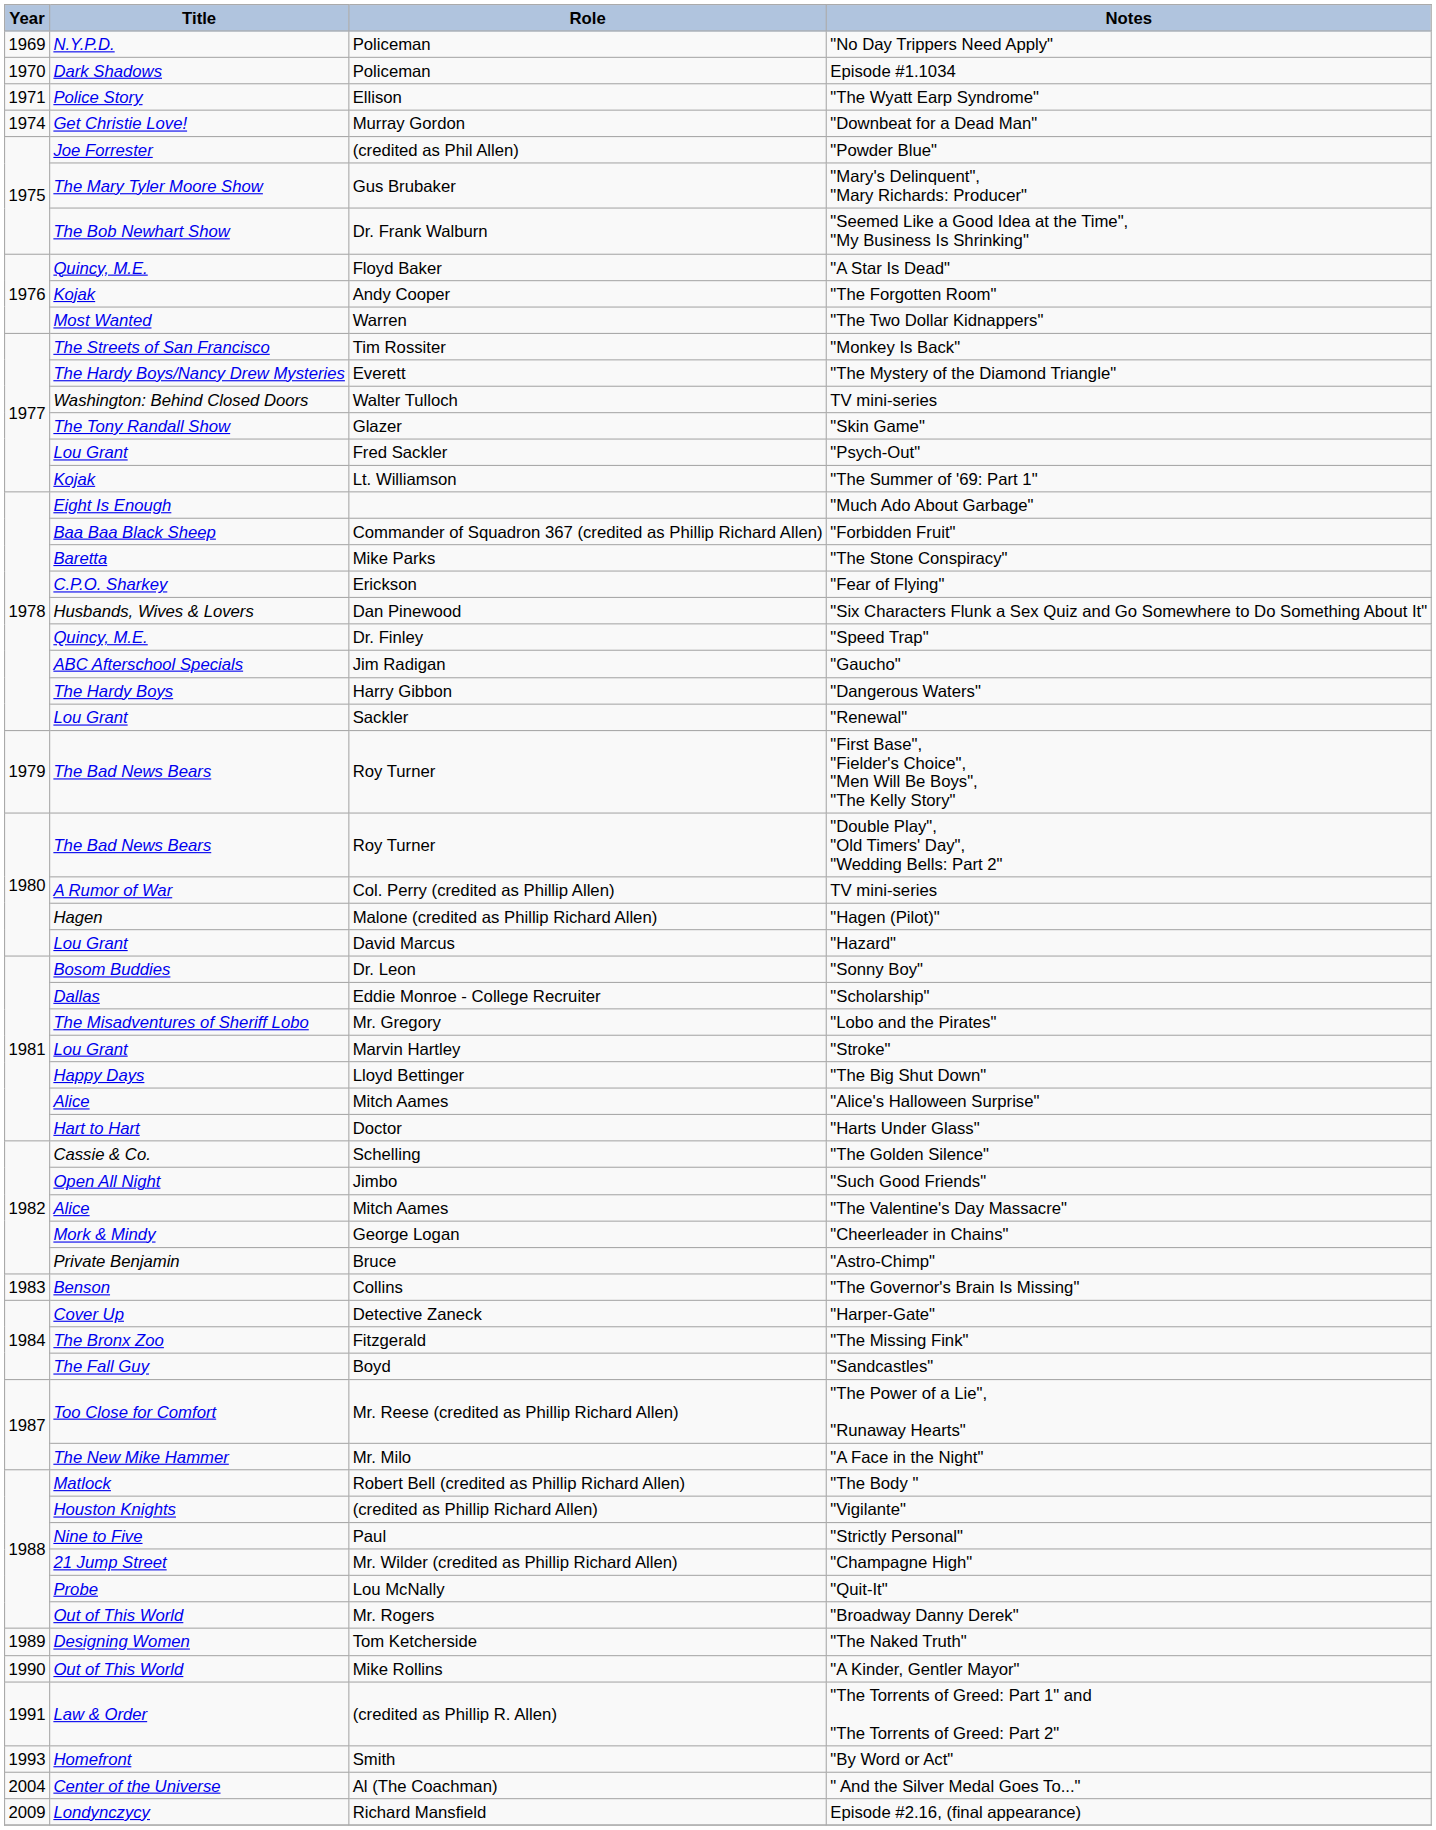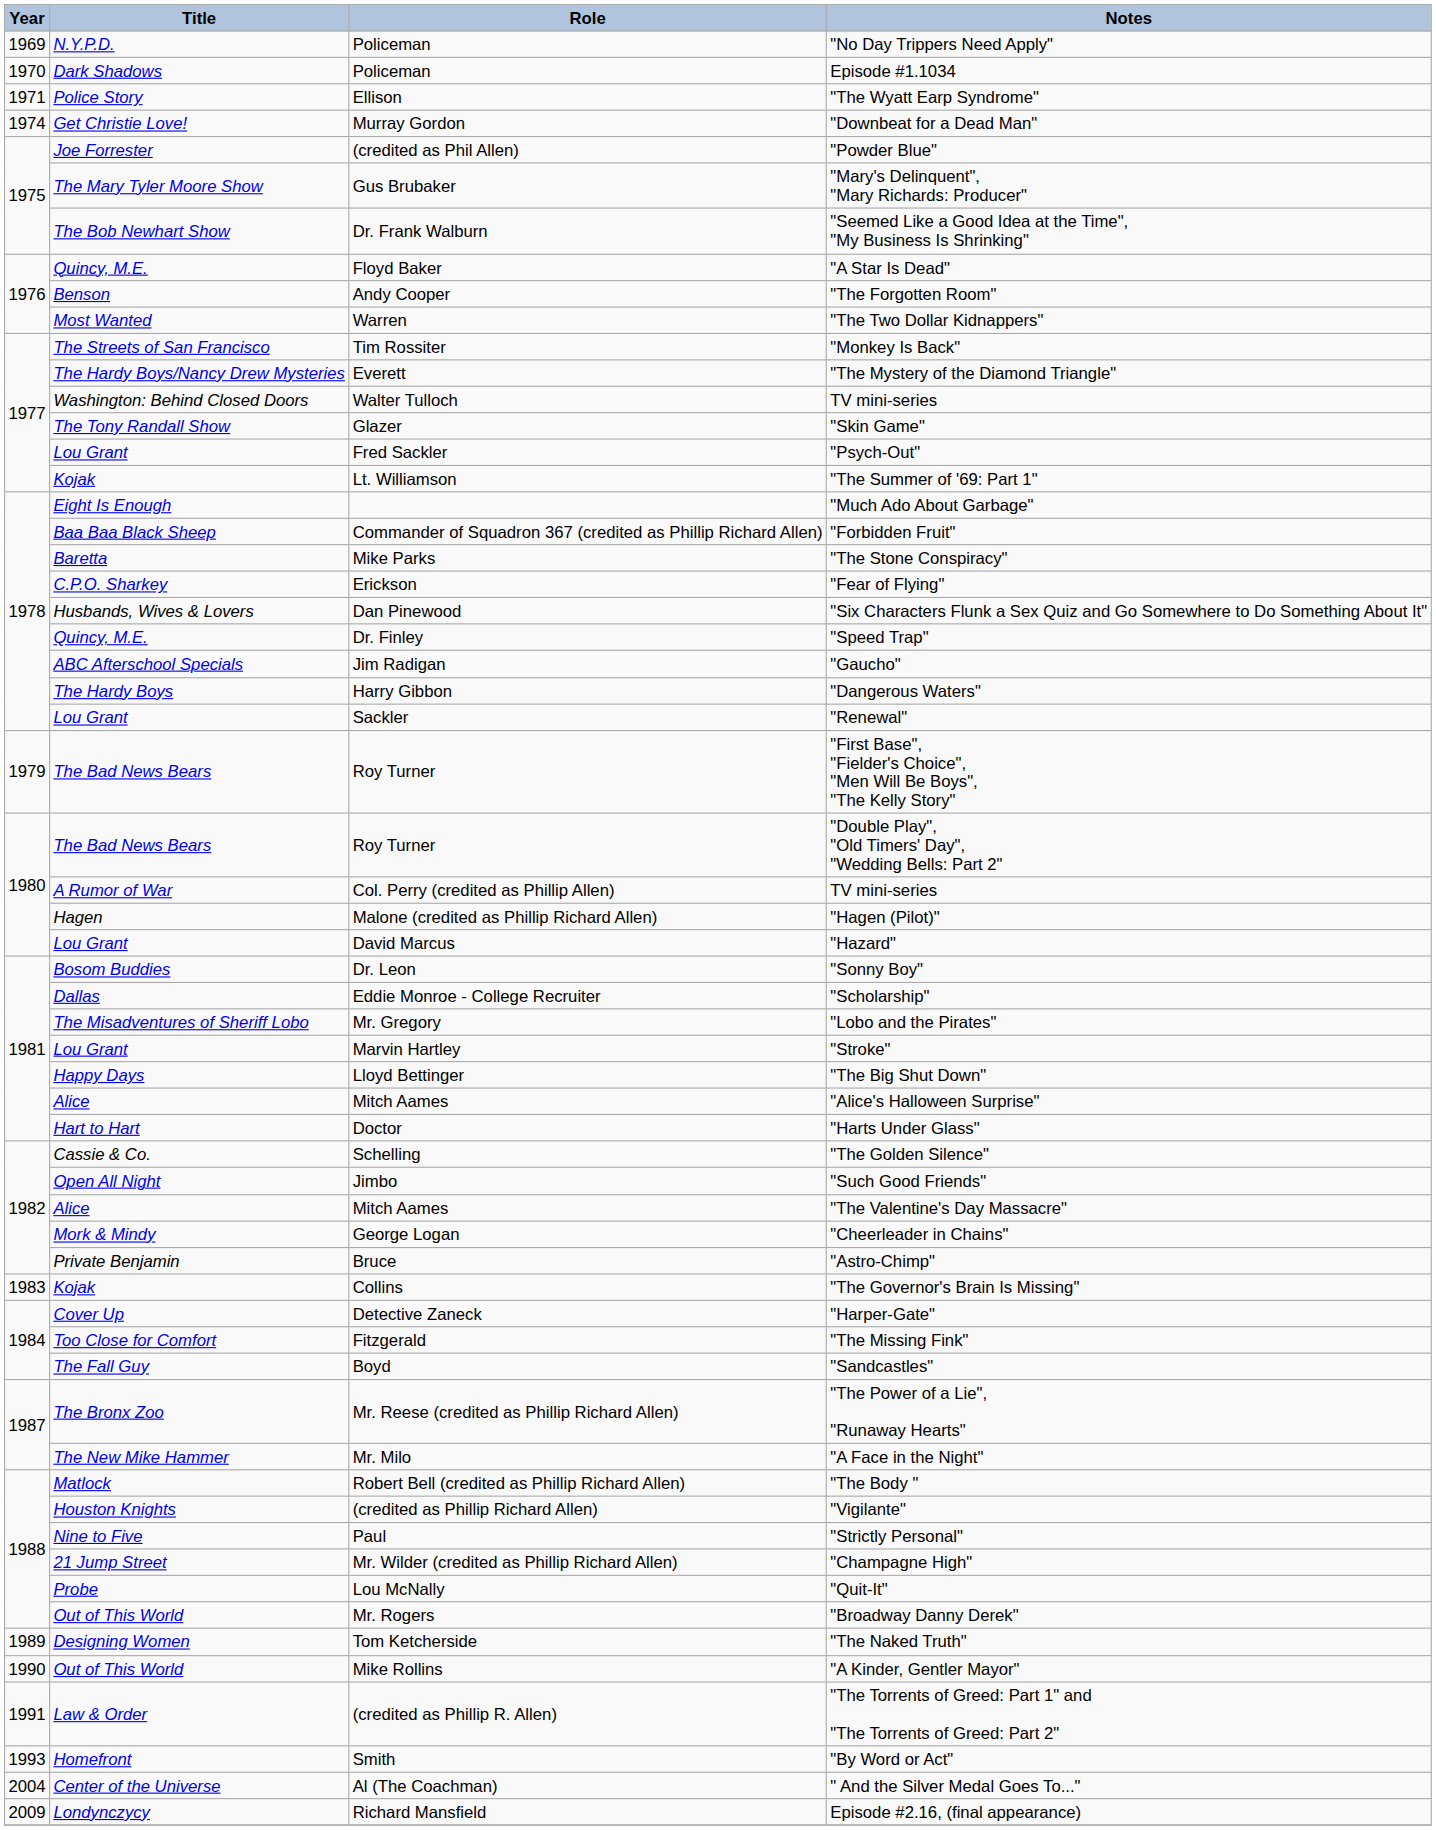(74, 294) Kojak -> (82, 294) Benson
(82, 1287) Benson -> (74, 1287) Kojak
(109, 1340) The Bronx Zoo -> (135, 1340) Too Close for Comfort
(135, 1412) Too Close for Comfort -> (109, 1412) The Bronx Zoo
